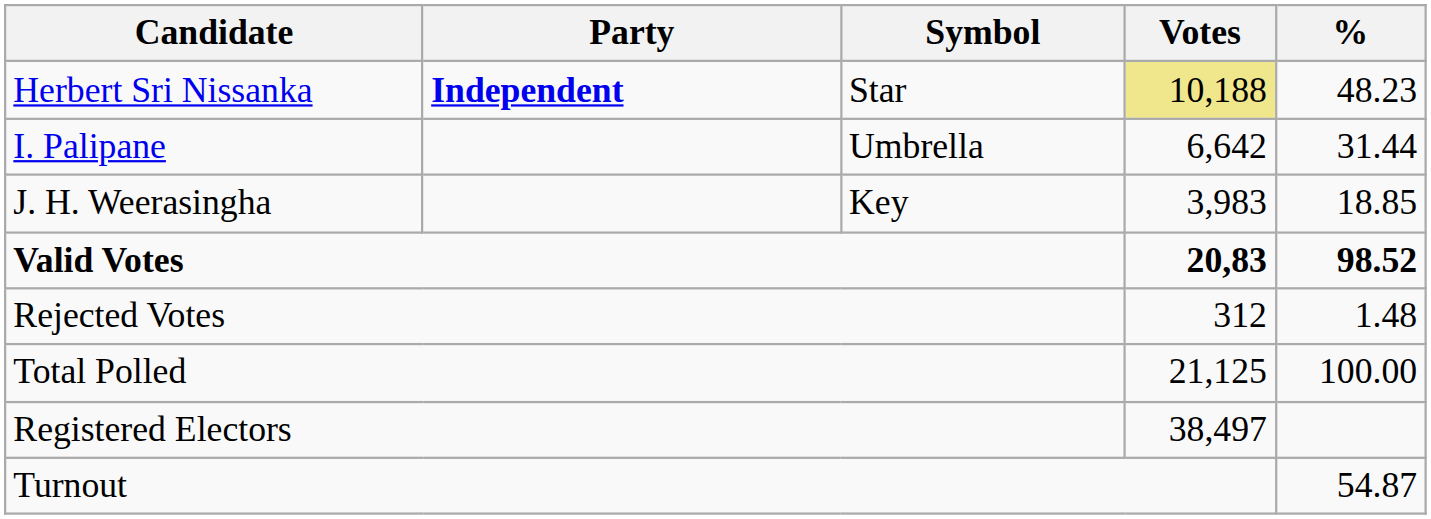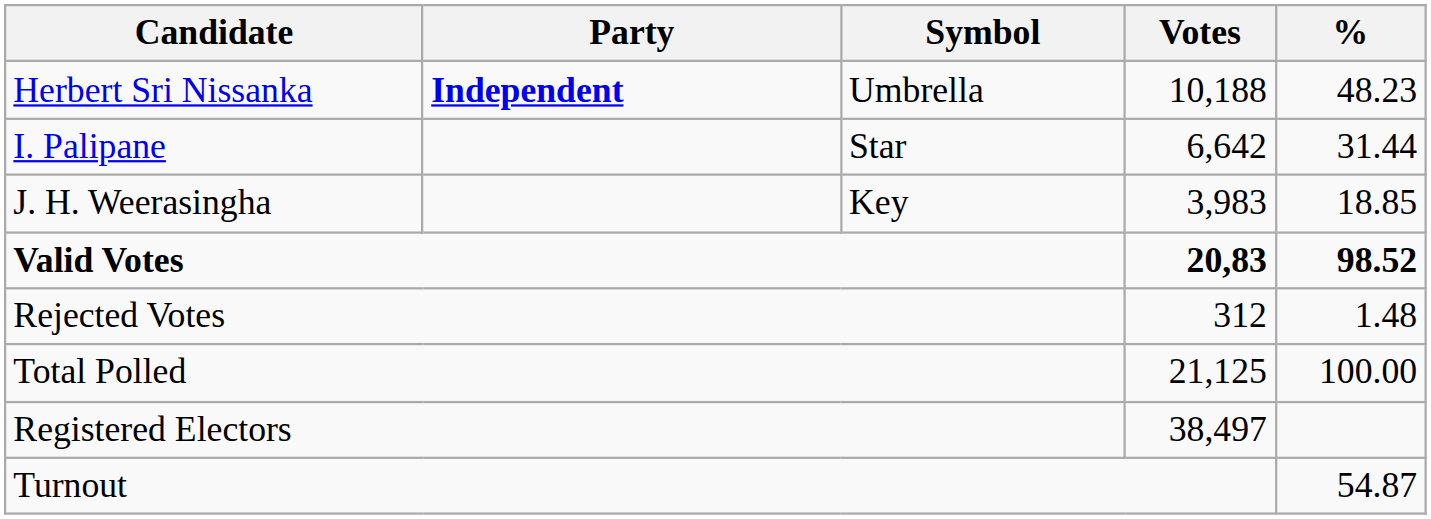(878, 89) Star -> (916, 89) Umbrella
(1218, 89) khaki background -> (1218, 89) no background
(916, 145) Umbrella -> (878, 145) Star
